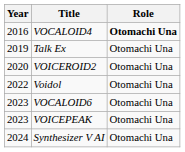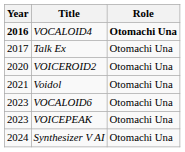(18, 31) normal -> (18, 31) bold
(18, 49) 2019 -> (18, 49) 2017
(18, 85) 2022 -> (18, 85) 2021
